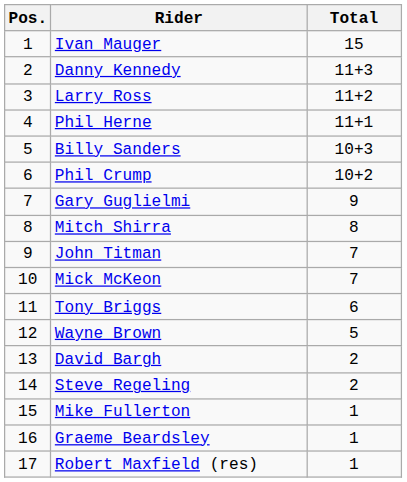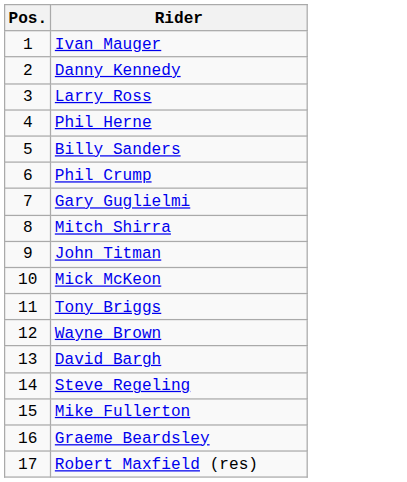- column: (354, 18)
